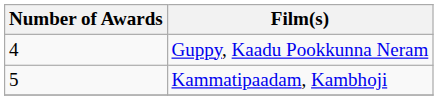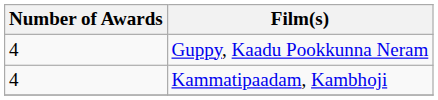(14, 79) 5 -> (14, 79) 4
